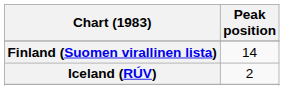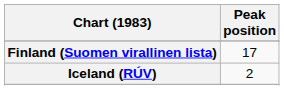(250, 52) 14 -> (250, 52) 17
